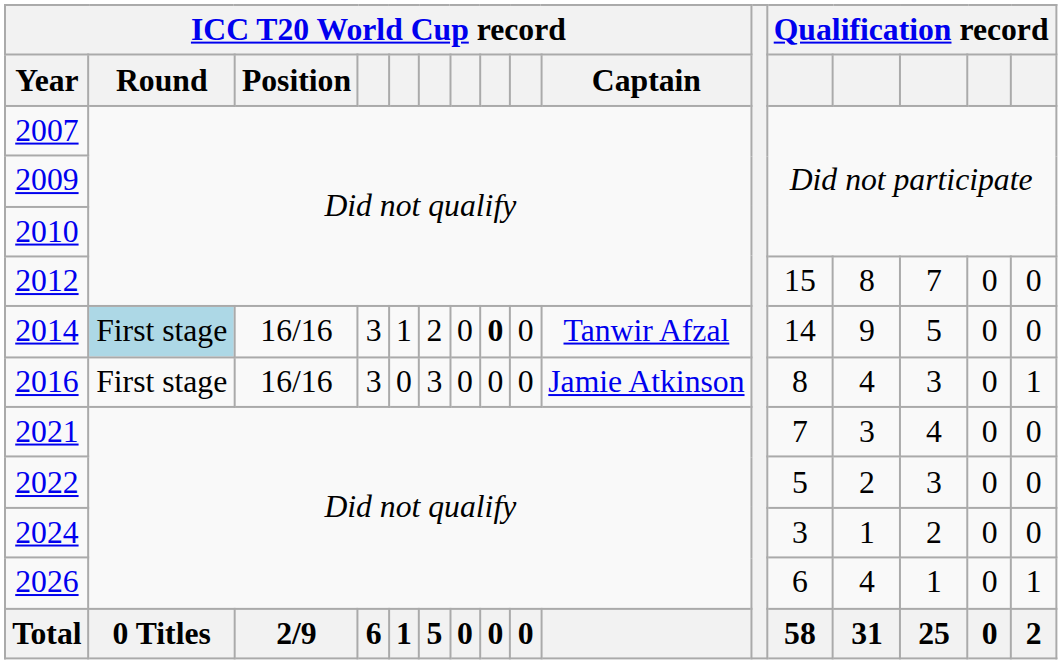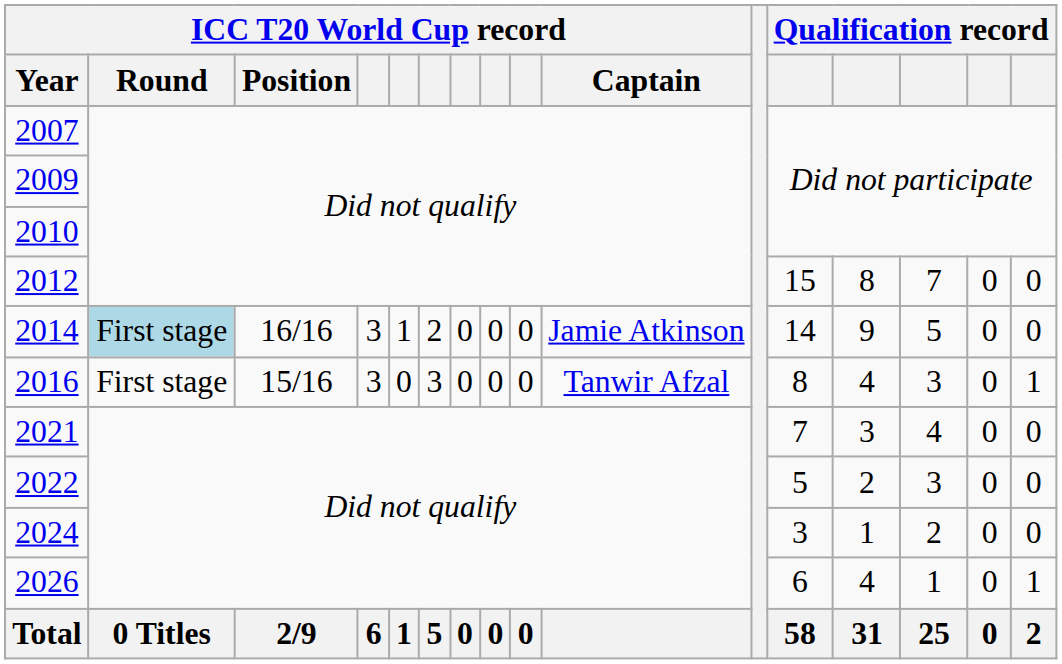(495, 331) bold -> (495, 331) normal
(646, 331) Tanwir Afzal -> (646, 331) Jamie Atkinson
(296, 381) 16/16 -> (296, 381) 15/16
(646, 381) Jamie Atkinson -> (646, 381) Tanwir Afzal
